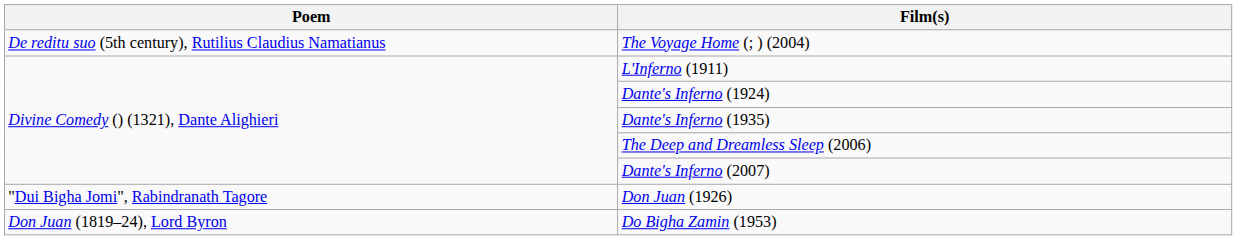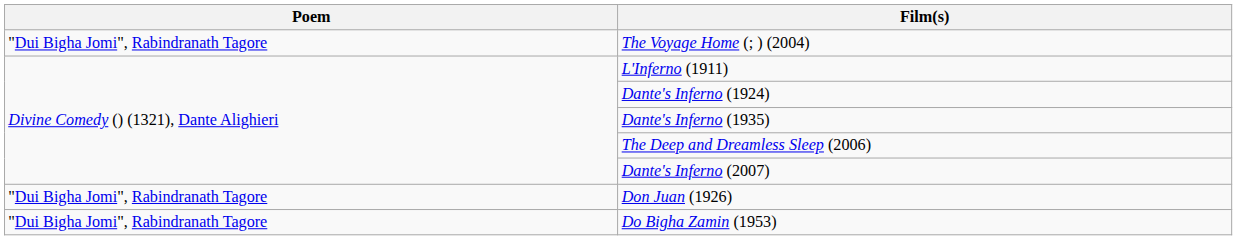(197, 42) De reditu suo (5th century), Rutilius Claudius Namatianus -> (138, 42) "Dui Bigha Jomi", Rabindranath Tagore
(118, 222) Don Juan (1819–24), Lord Byron -> (138, 222) "Dui Bigha Jomi", Rabindranath Tagore
